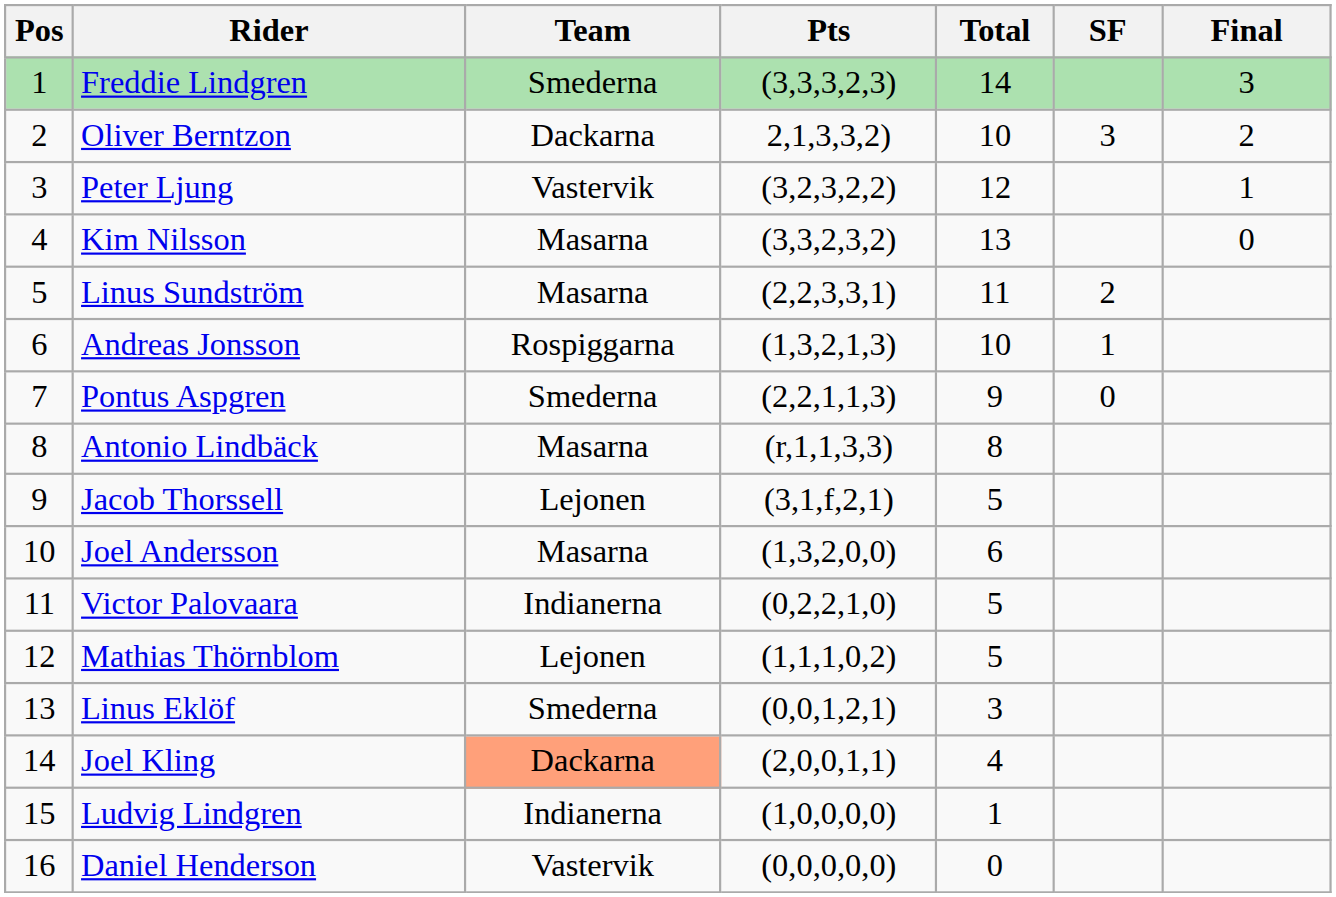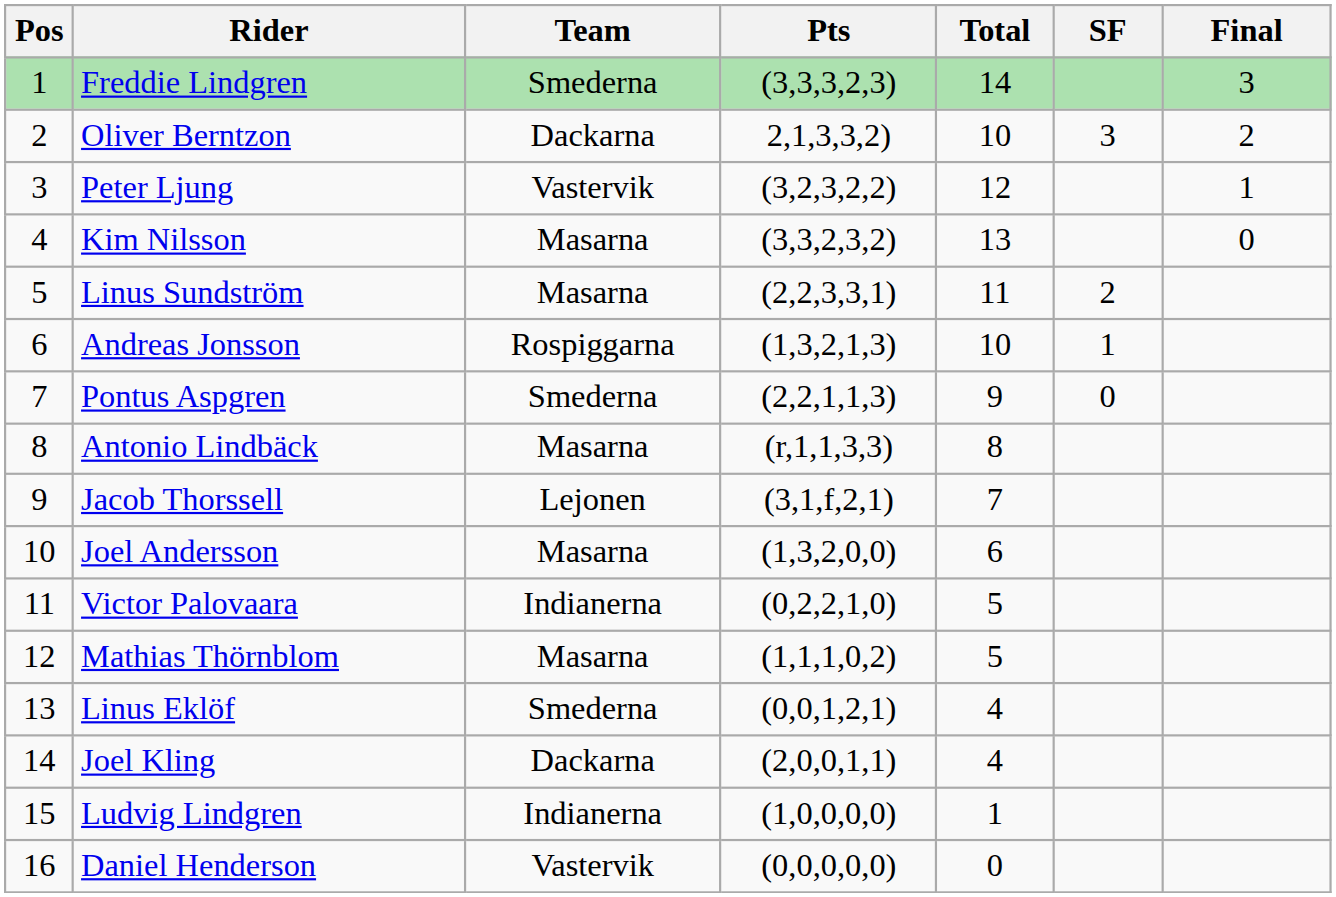(995, 500) 5 -> (995, 500) 7
(593, 656) Lejonen -> (593, 656) Masarna
(995, 708) 3 -> (995, 708) 4
(593, 761) lightsalmon background -> (593, 761) no background
